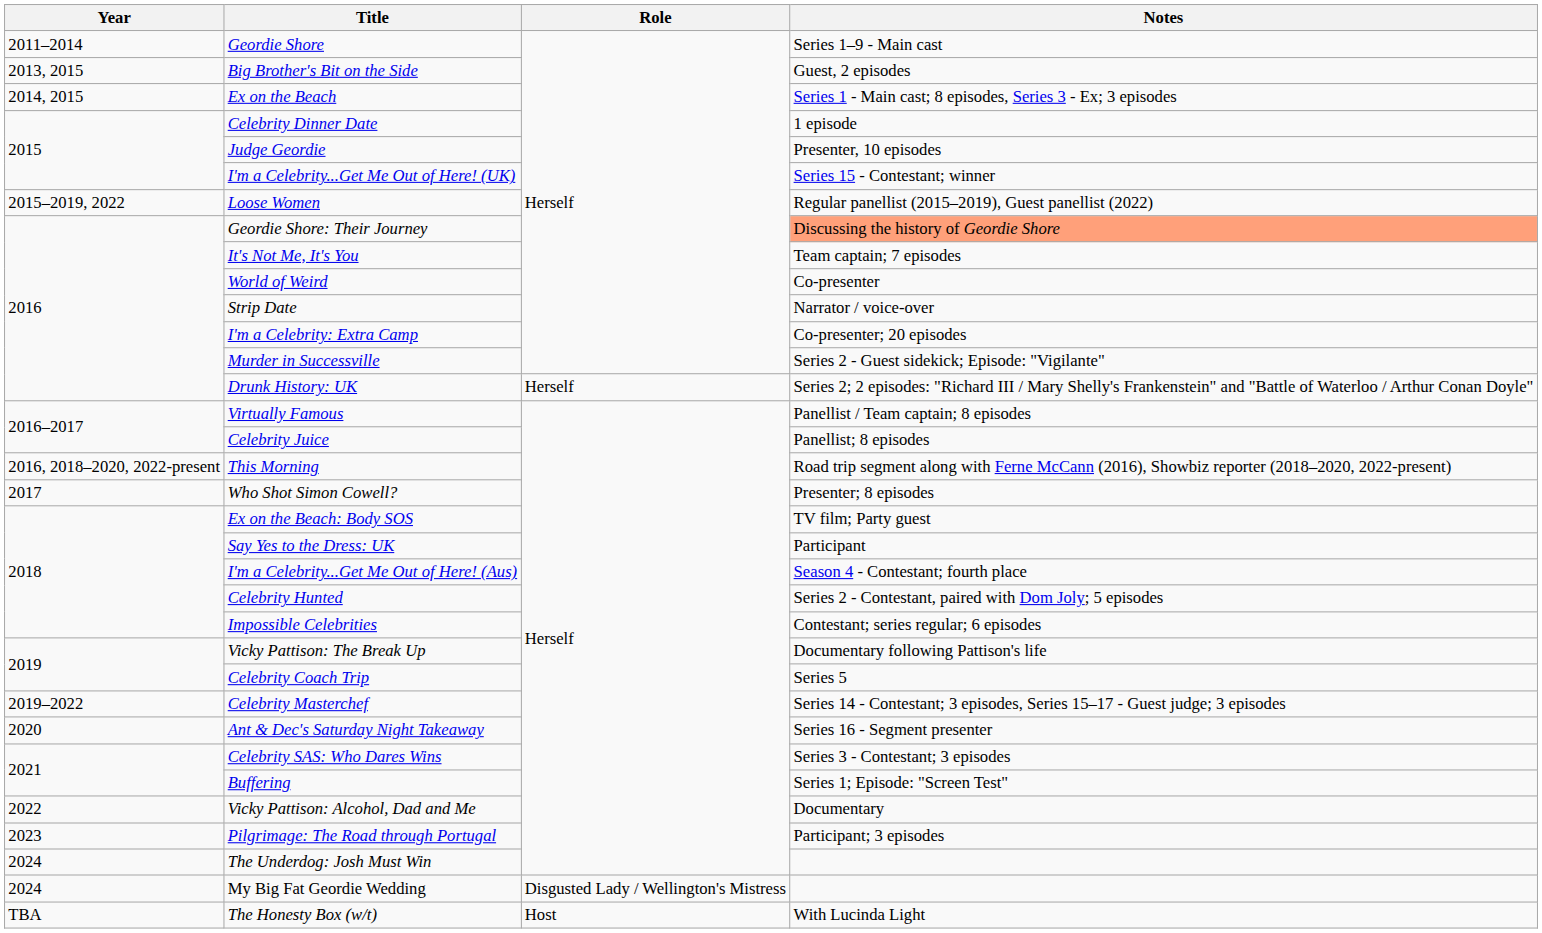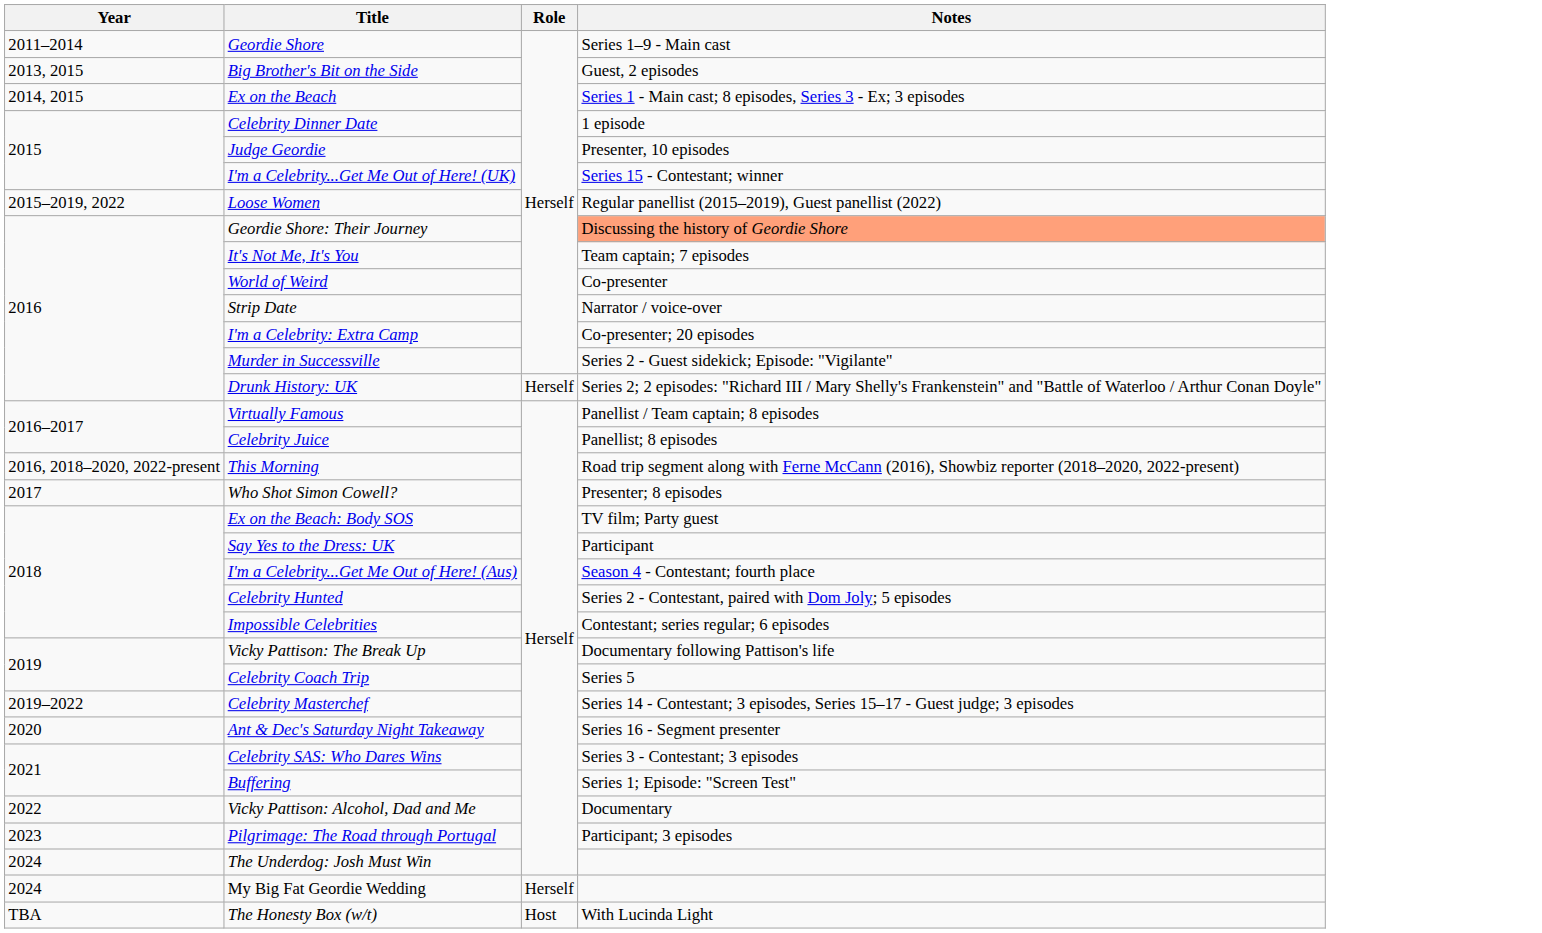(655, 888) Disgusted Lady / Wellington's Mistress -> (549, 888) Herself
